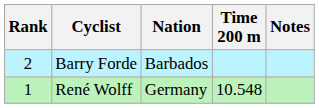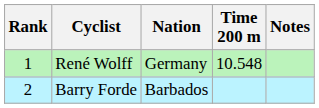rows swapped: (94, 90) <-> (96, 63)
